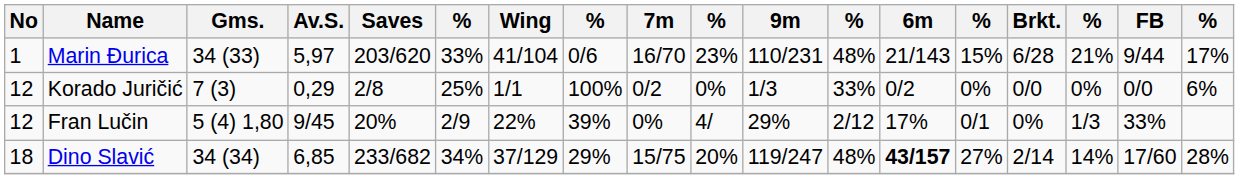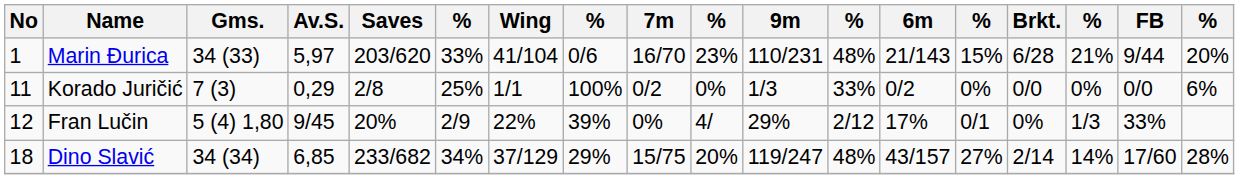(1208, 55) 17% -> (1208, 55) 20%
(21, 88) 12 -> (21, 88) 11
(918, 156) bold -> (918, 156) normal
